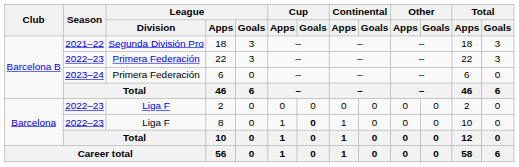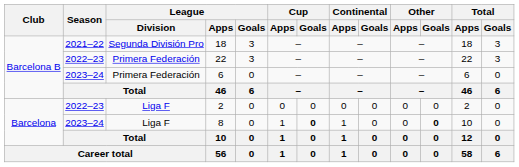(85, 122) 2022–23 -> (85, 122) 2023–24
(436, 122) normal -> (436, 122) bold
